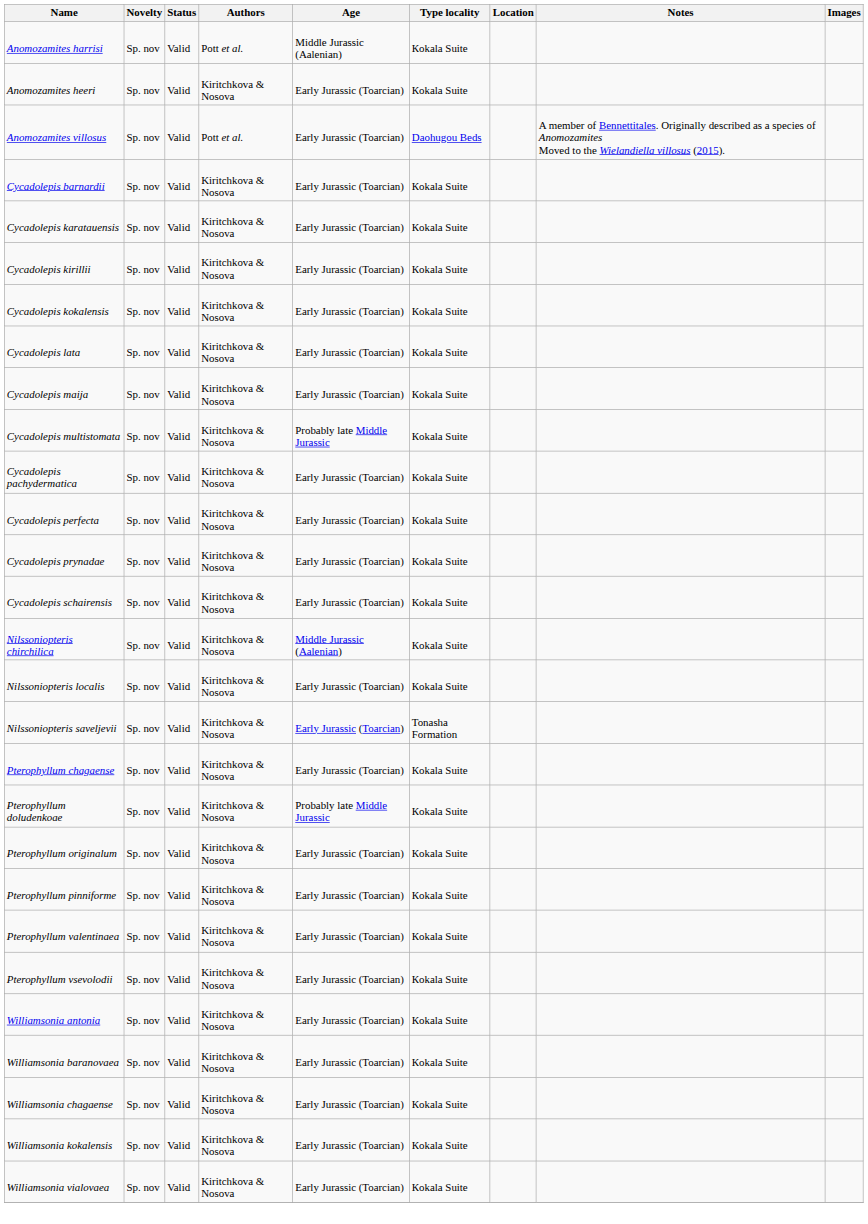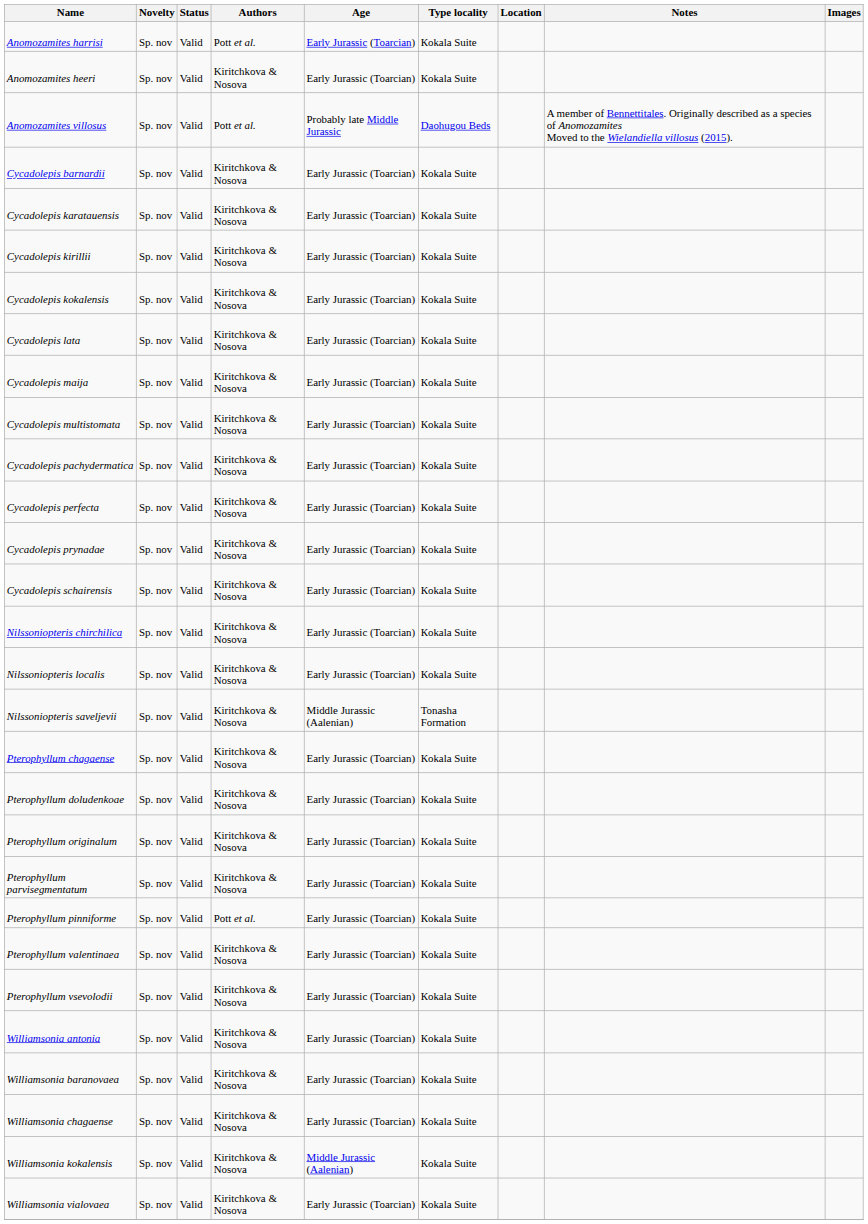(330, 48) Middle Jurassic (Aalenian) -> (361, 42) Early Jurassic (Toarcian)
(350, 138) Early Jurassic (Toarcian) -> (352, 126) Probably late Middle Jurassic
(341, 436) Probably late Middle Jurassic -> (361, 424) Early Jurassic (Toarcian)
(330, 645) Middle Jurassic (Aalenian) -> (361, 633) Early Jurassic (Toarcian)
(350, 728) Early Jurassic (Toarcian) -> (341, 716) Middle Jurassic (Aalenian)
(341, 812) Probably late Middle Jurassic -> (361, 799) Early Jurassic (Toarcian)
+ row: (47, 883)
(233, 895) Kiritchkova & Nosova -> (235, 919) Pott et al.
(350, 1146) Early Jurassic (Toarcian) -> (341, 1163) Middle Jurassic (Aalenian)
